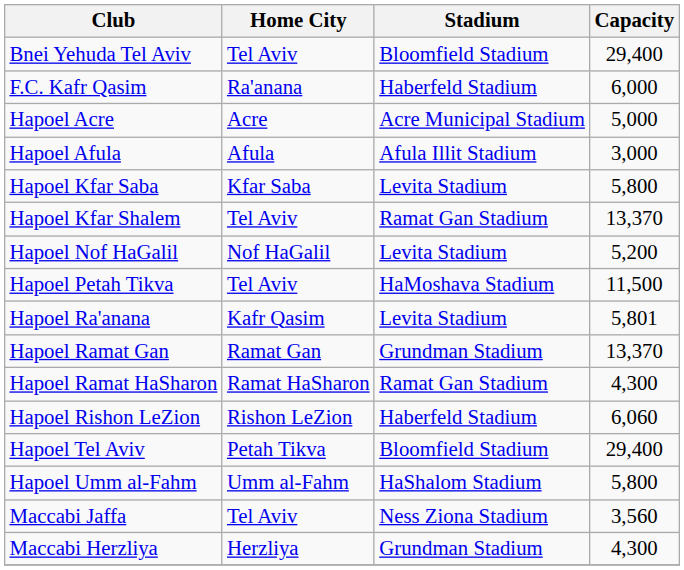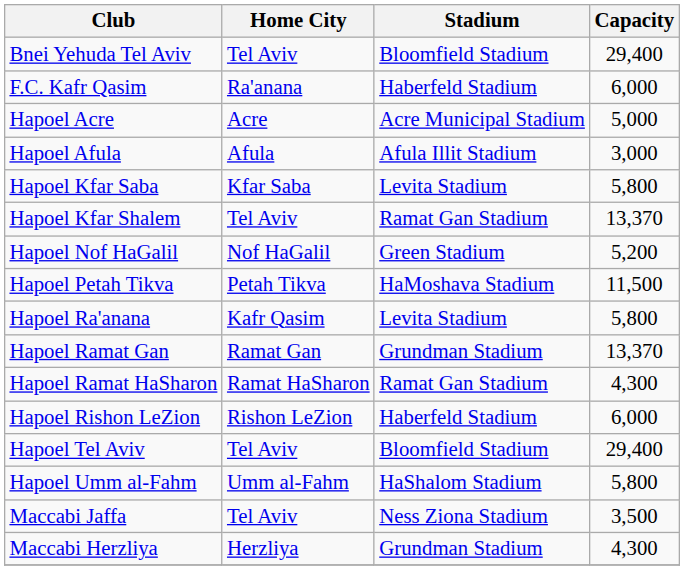(443, 251) Levita Stadium -> (442, 251) Green Stadium
(262, 284) Tel Aviv -> (276, 284) Petah Tikva
(634, 317) 5,801 -> (634, 317) 5,800
(634, 416) 6,060 -> (634, 416) 6,000
(276, 449) Petah Tikva -> (262, 449) Tel Aviv
(634, 515) 3,560 -> (634, 515) 3,500
